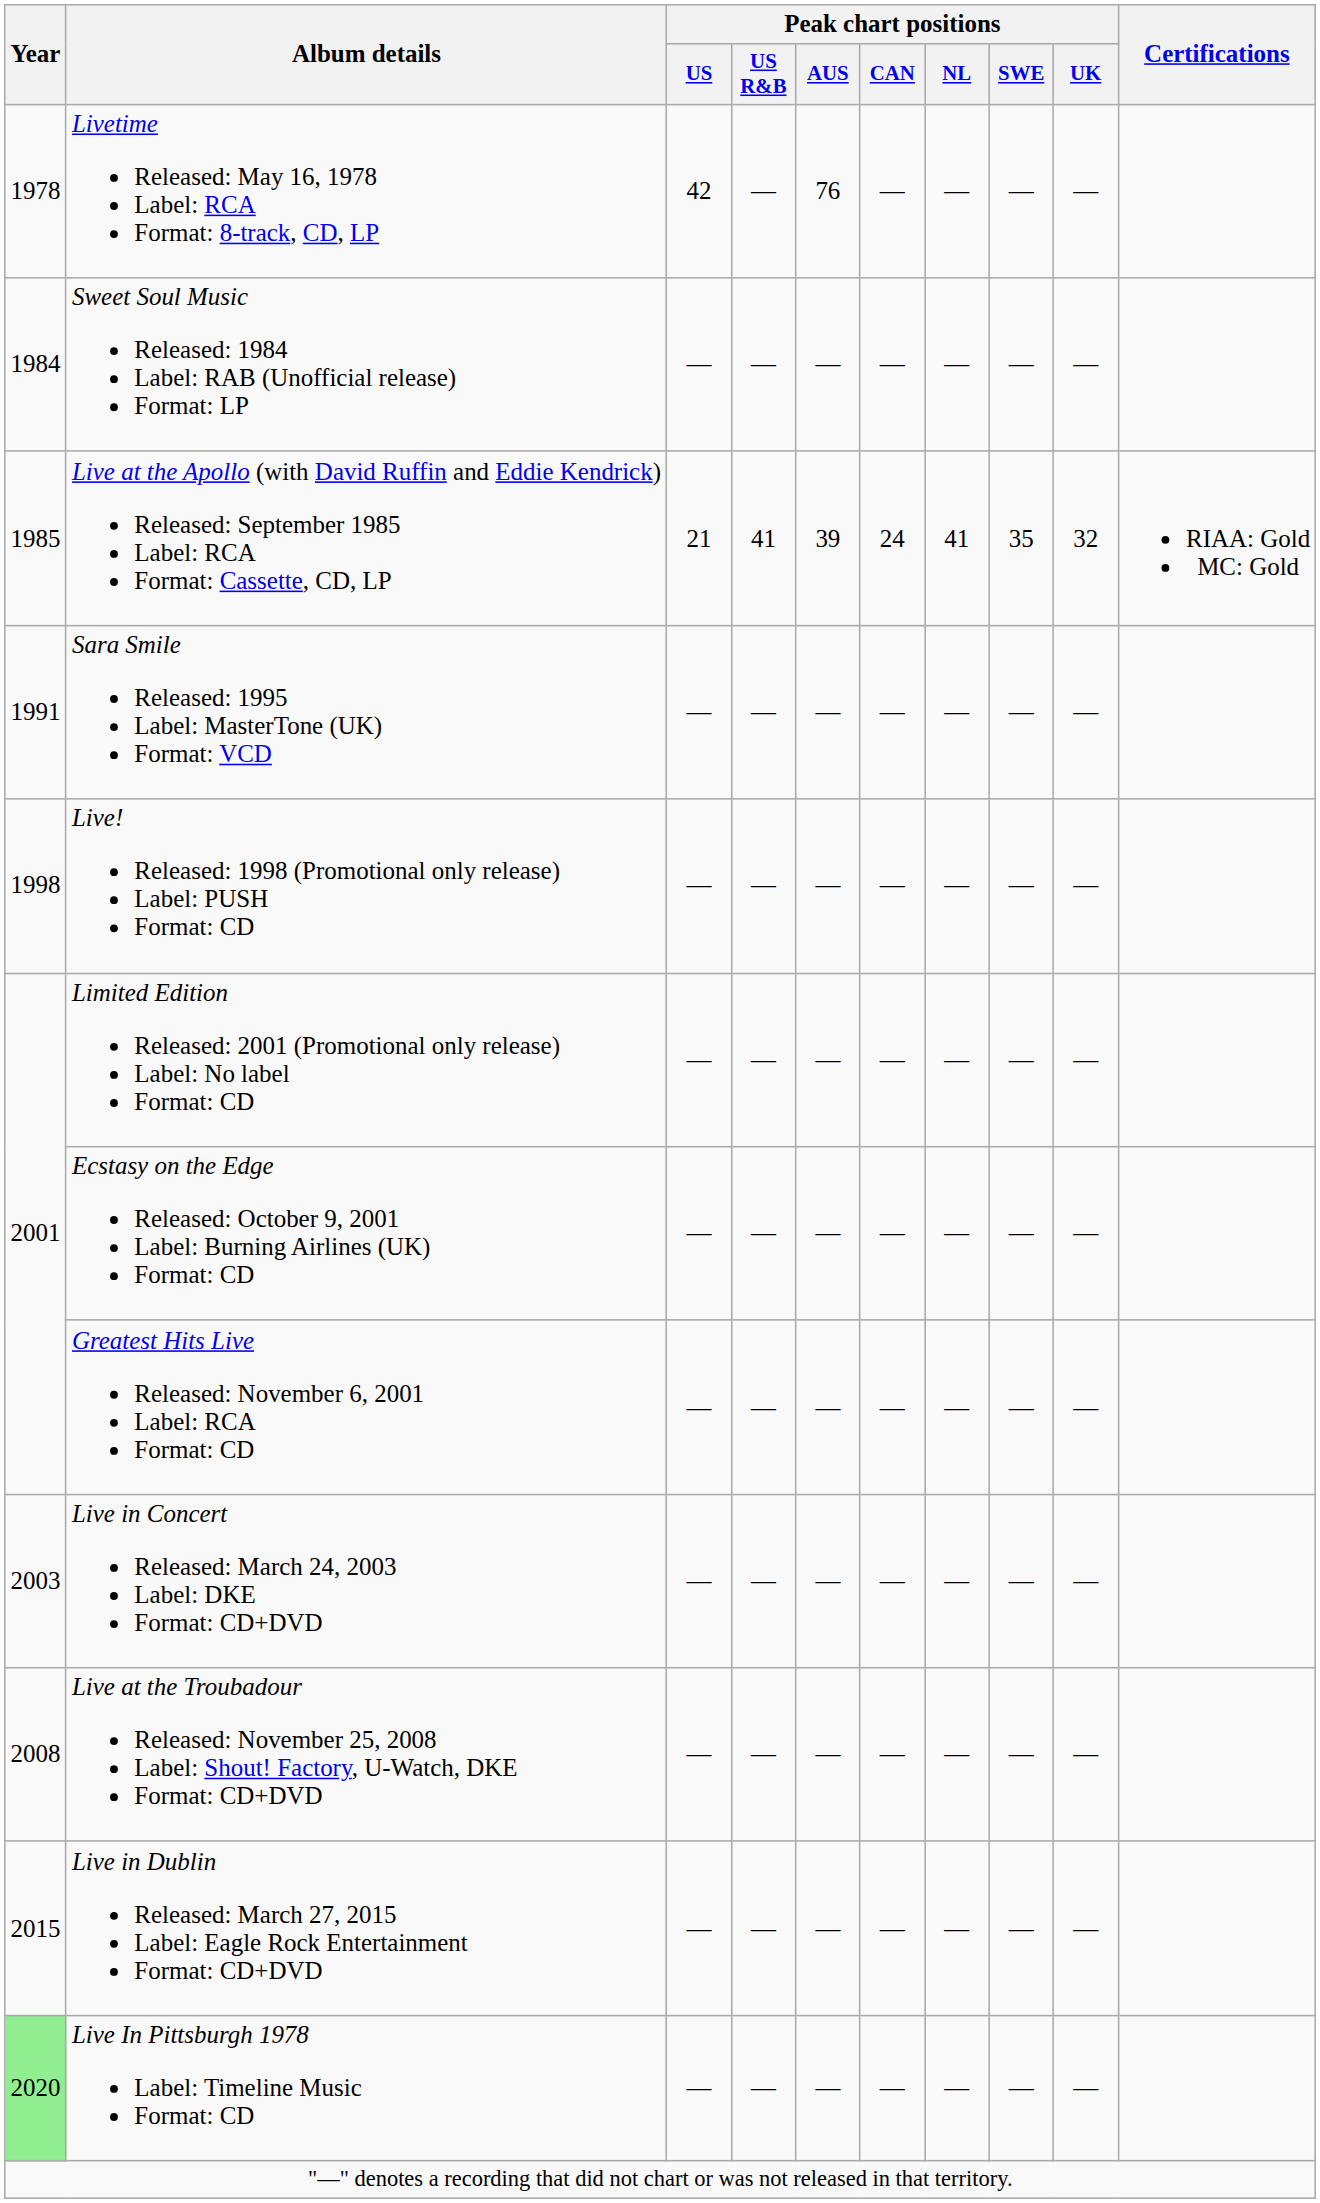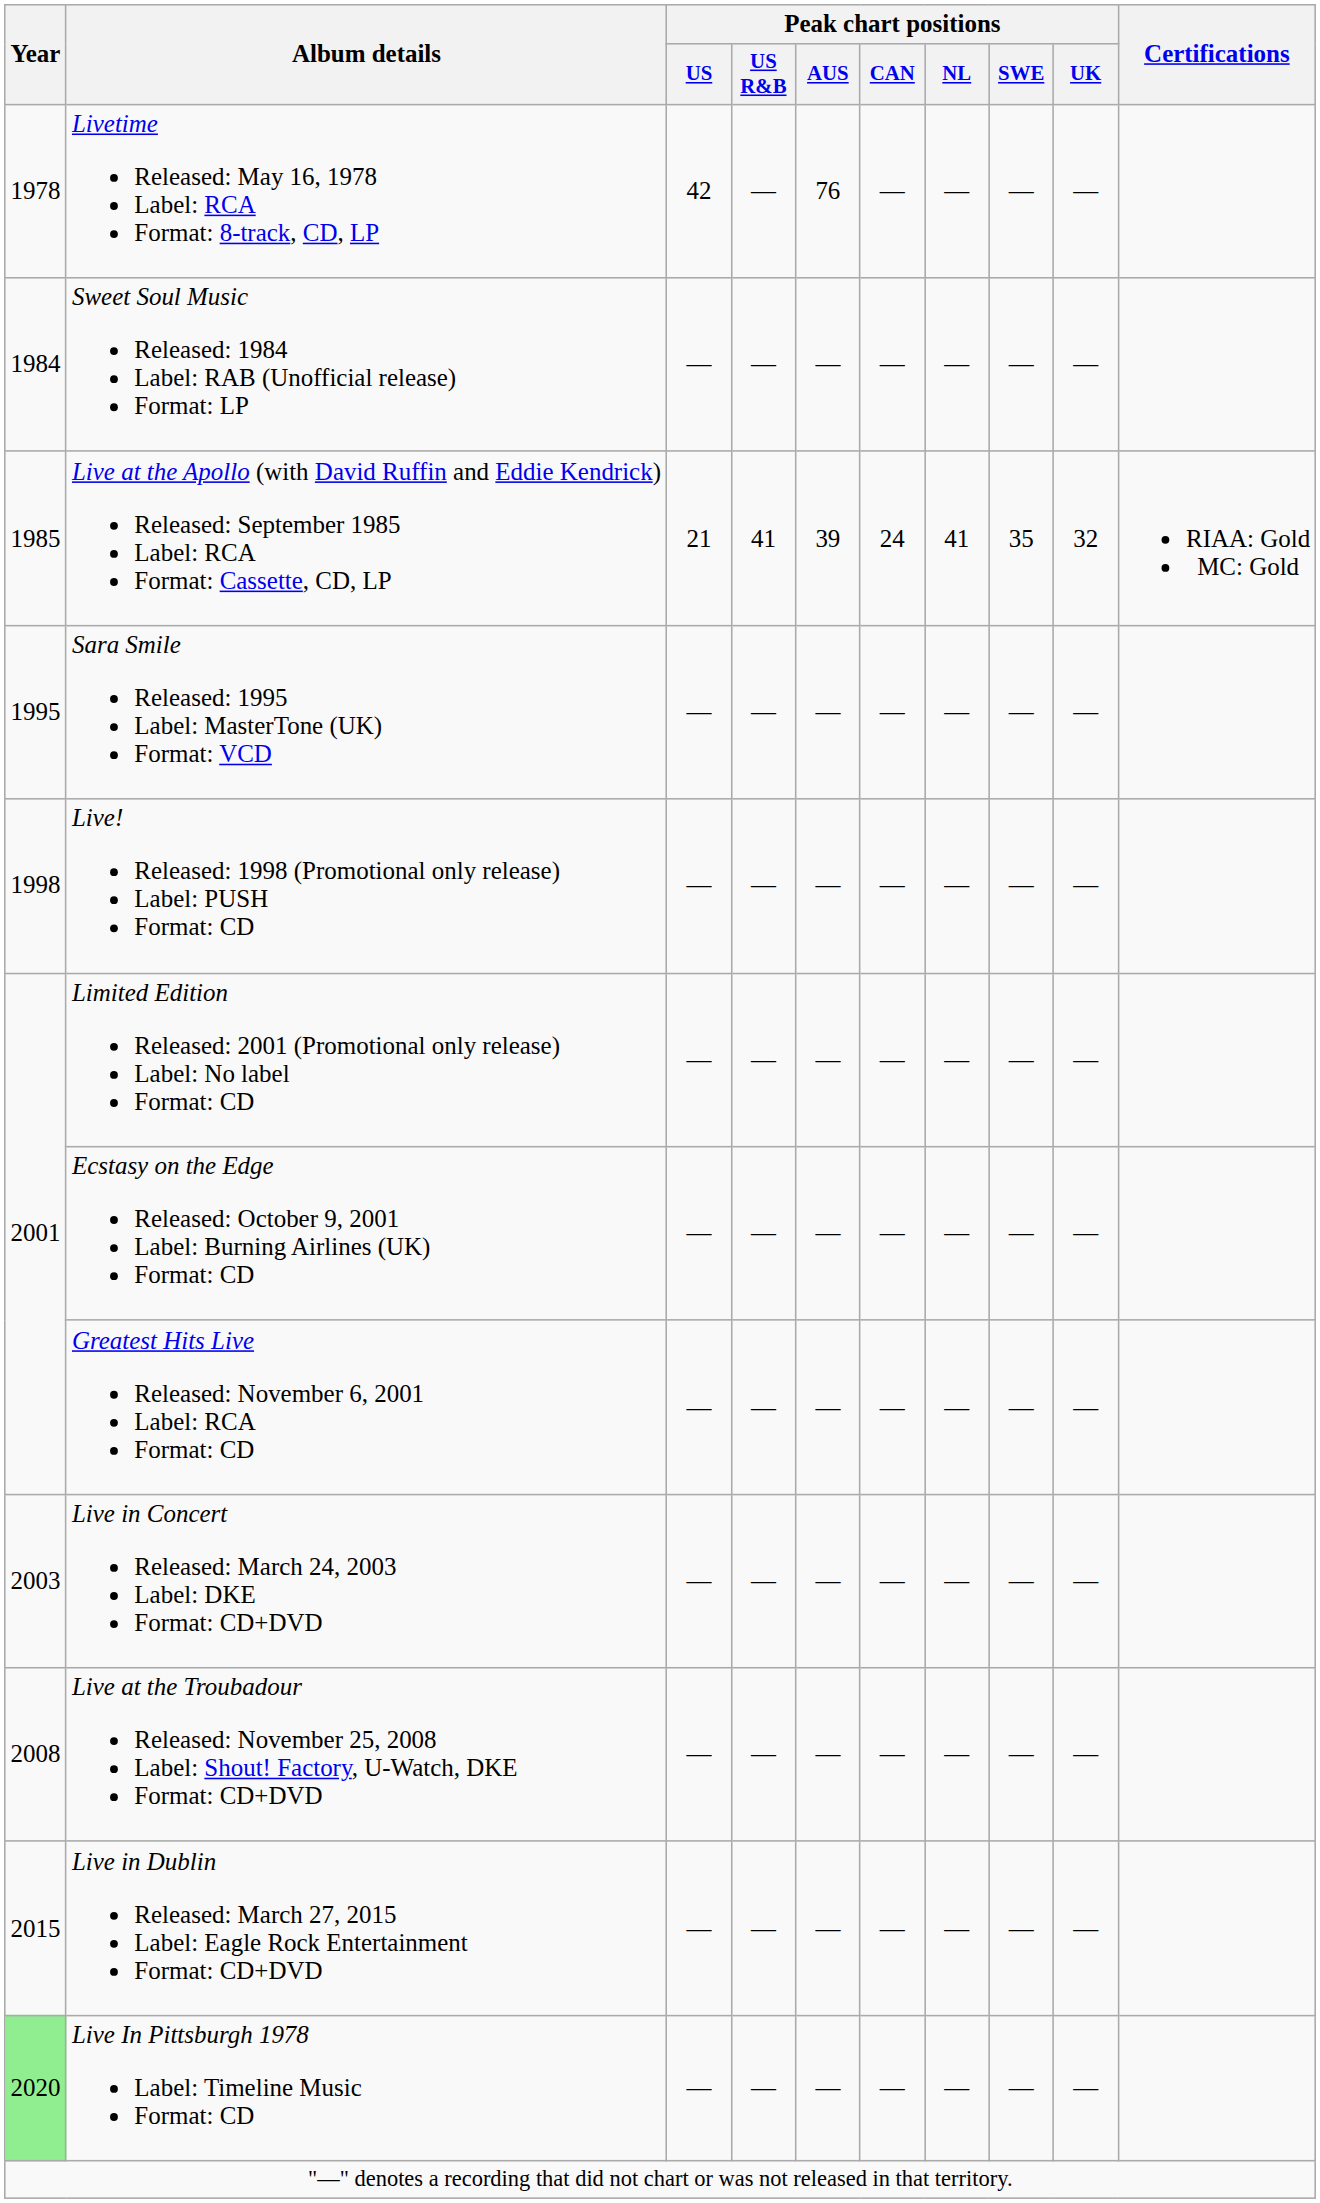(35, 711) 1991 -> (35, 711) 1995
